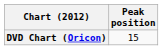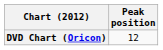(133, 38) 15 -> (133, 38) 12
